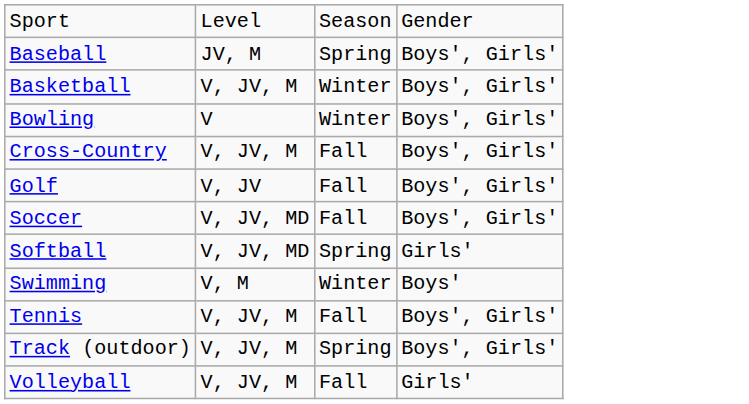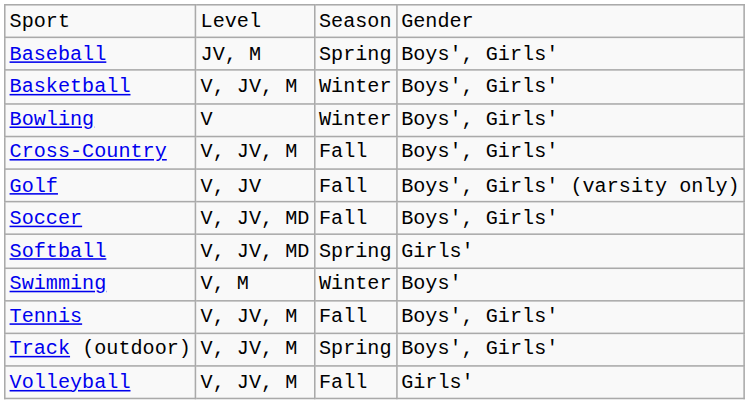(480, 185) Boys', Girls' -> (570, 185) Boys', Girls' (varsity only)
